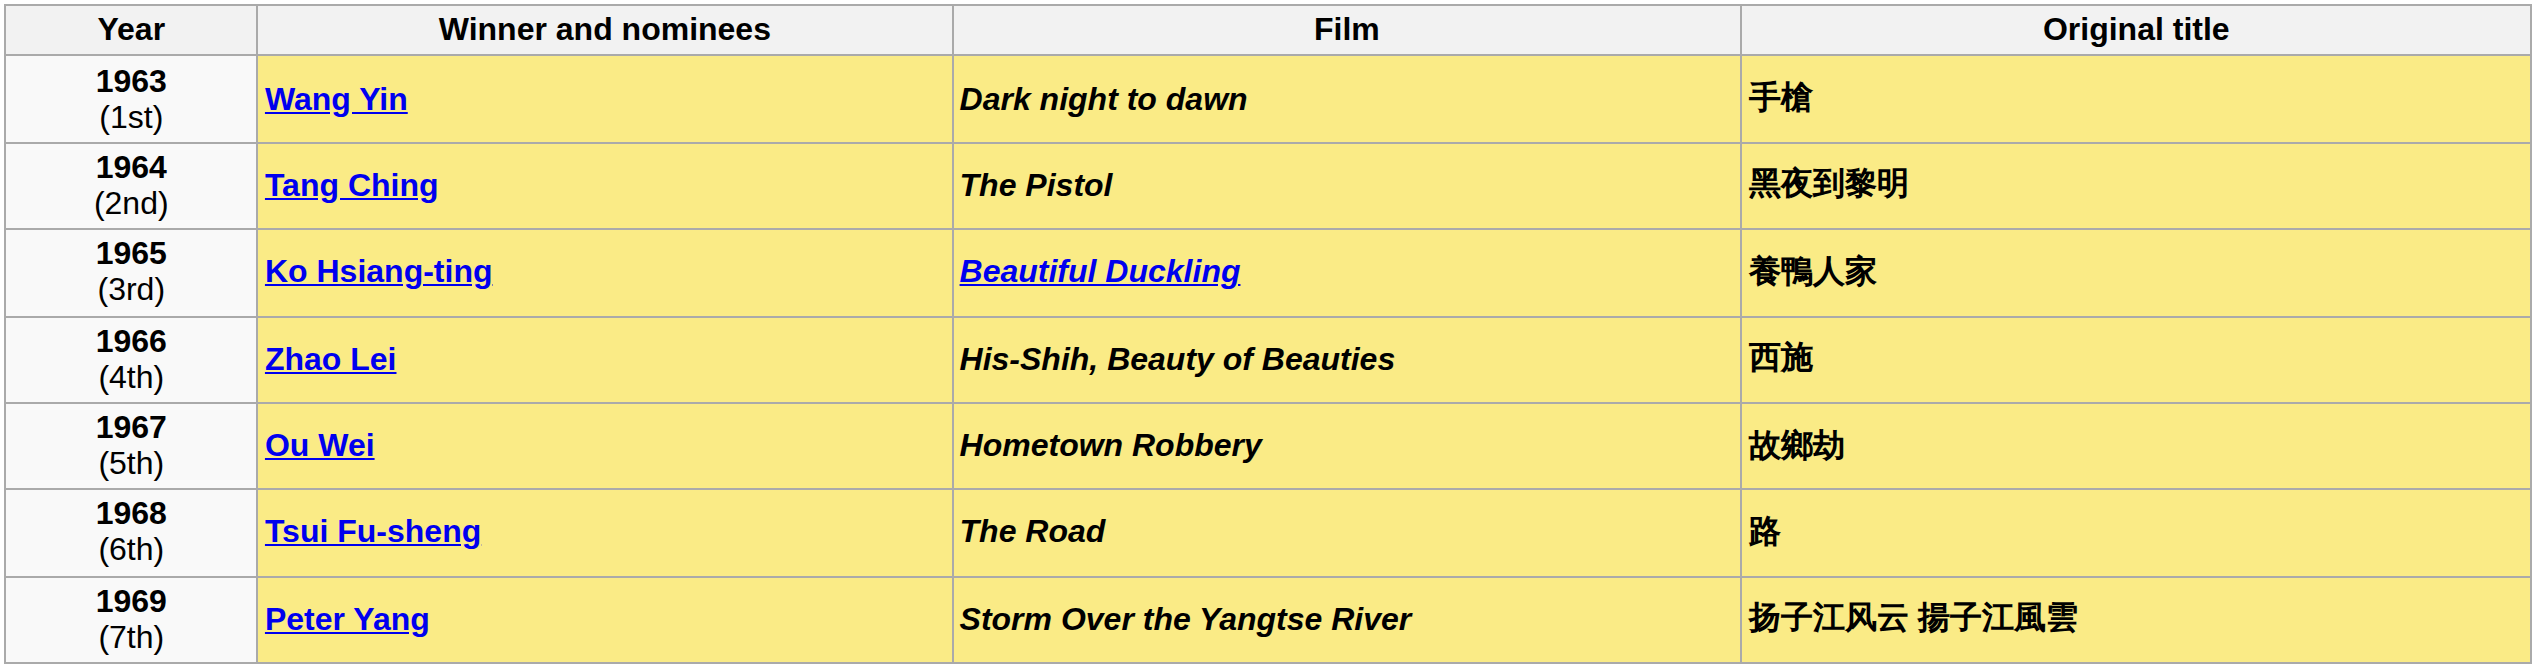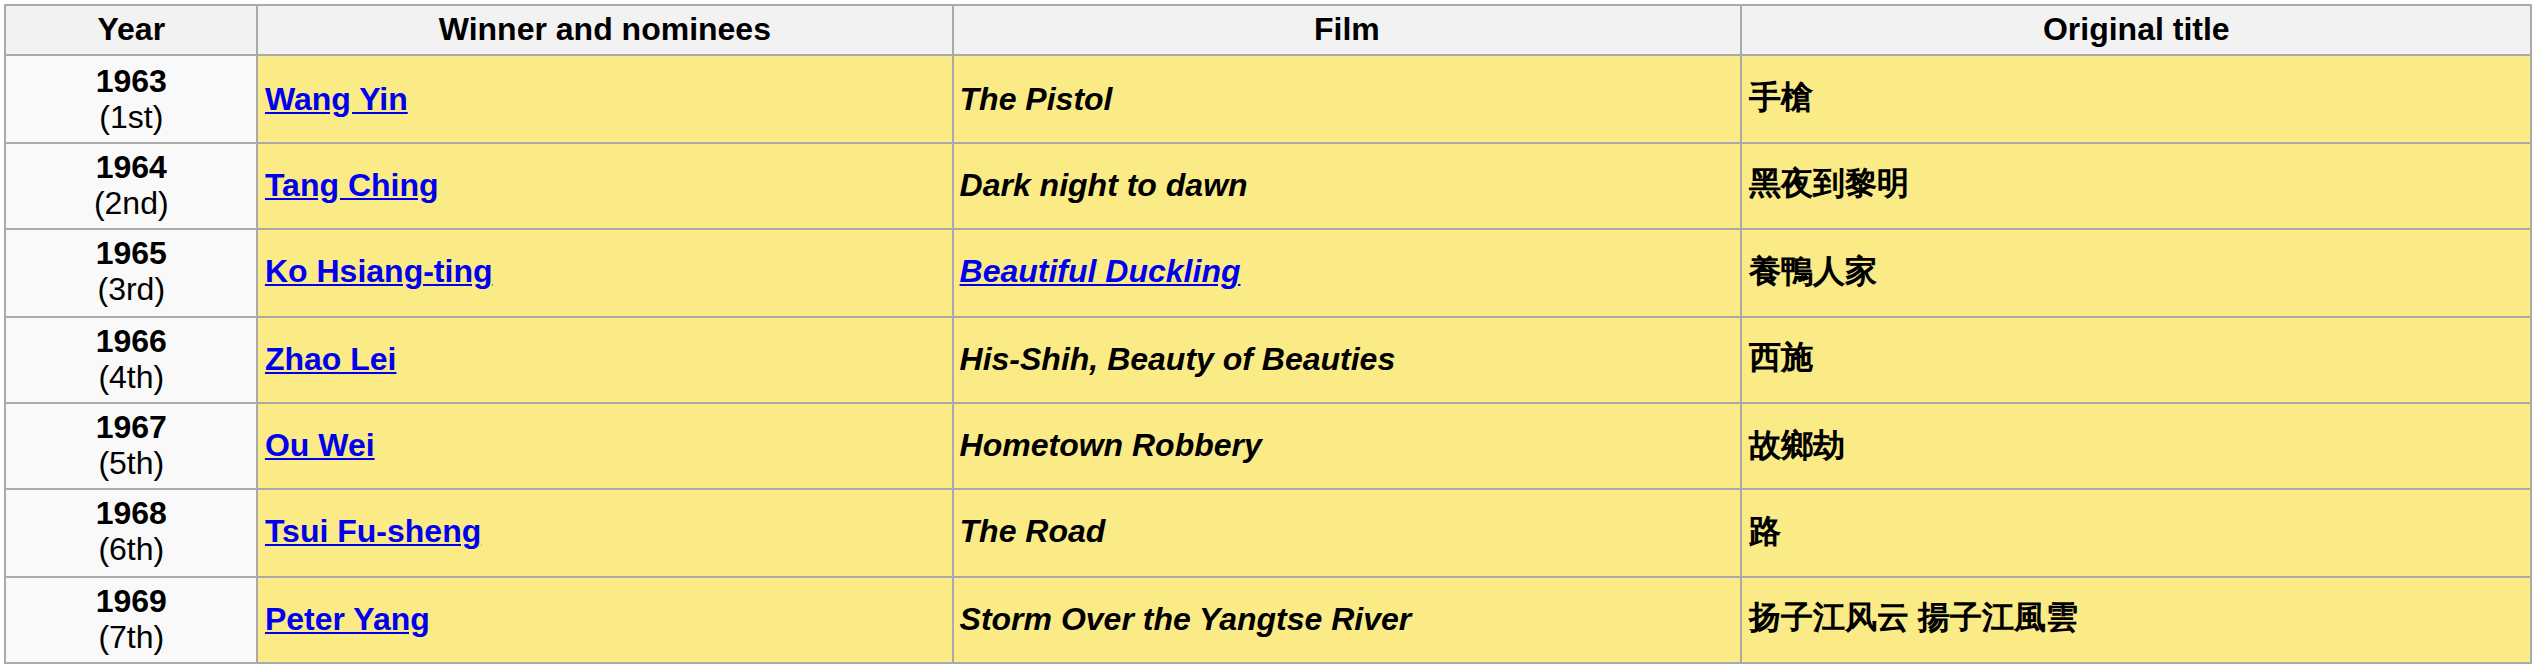(1104, 98) Dark night to dawn -> (1036, 98) The Pistol
(1036, 185) The Pistol -> (1104, 185) Dark night to dawn
